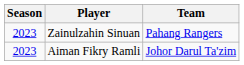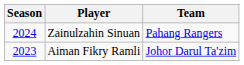(25, 32) 2023 -> (25, 32) 2024
